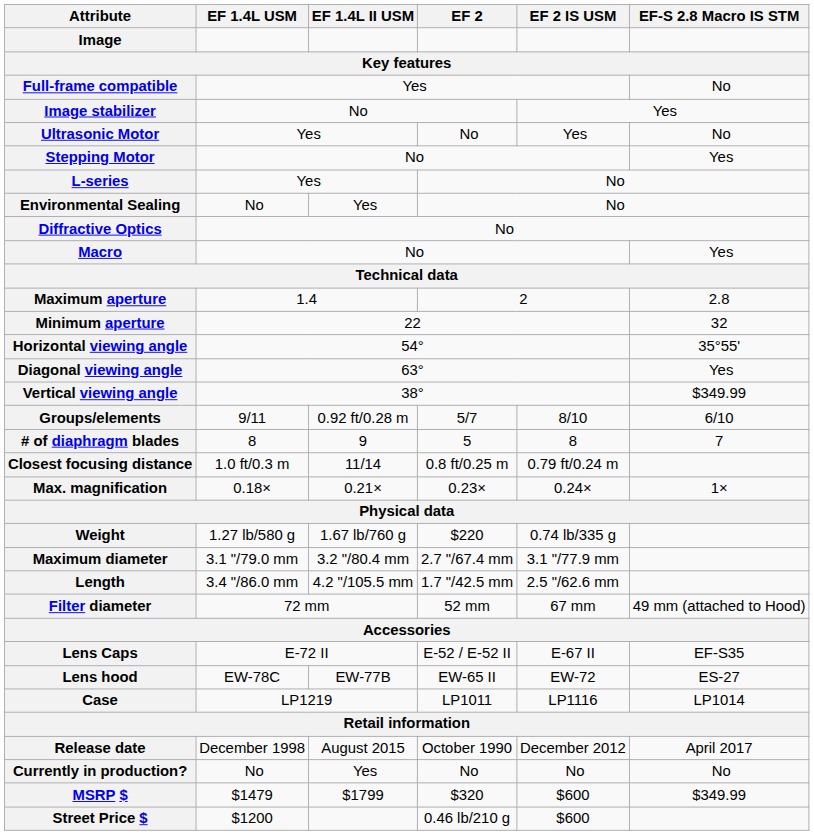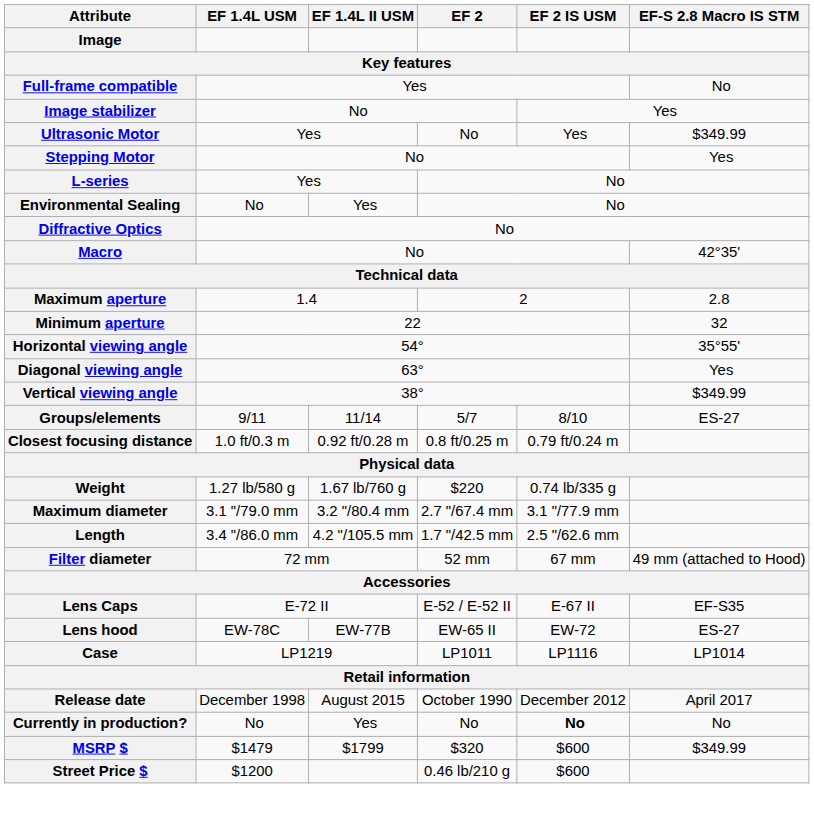(719, 134) No -> (719, 134) $349.99
(719, 252) Yes -> (719, 252) 42°35'
(363, 417) 0.92 ft/0.28 m -> (363, 417) 11/14
(719, 417) 6/10 -> (719, 417) ES-27
- row: (100, 441)
(363, 464) 11/14 -> (363, 441) 0.92 ft/0.28 m
- row: (100, 488)
(573, 771) normal -> (573, 724) bold
